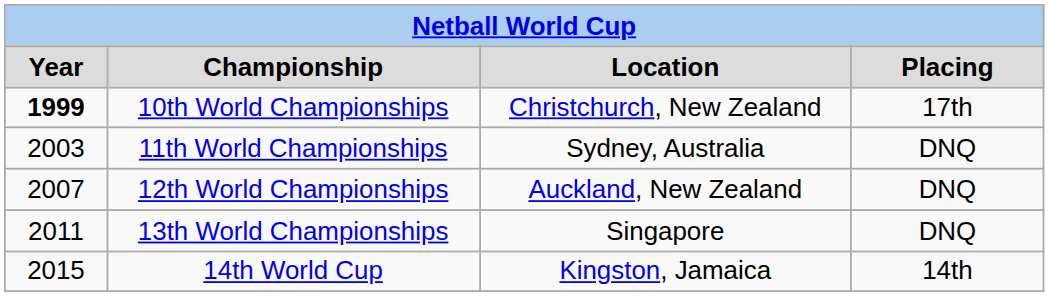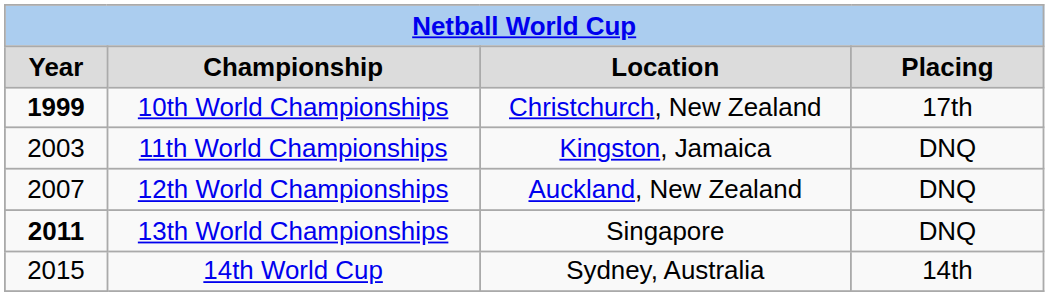(665, 149) Sydney, Australia -> (665, 149) Kingston, Jamaica
(56, 231) normal -> (56, 231) bold
(665, 271) Kingston, Jamaica -> (665, 271) Sydney, Australia
